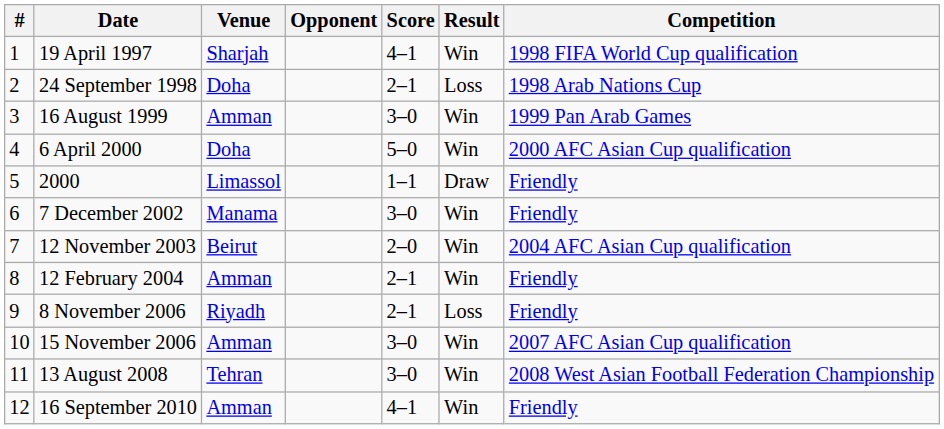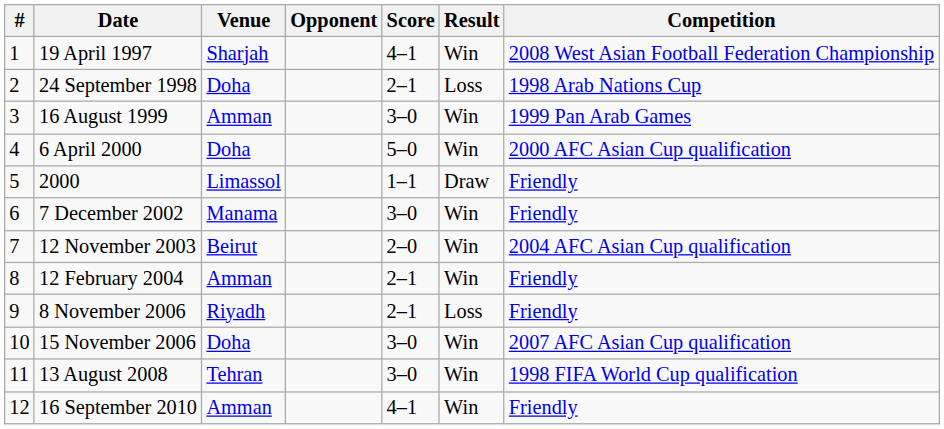(653, 52) 1998 FIFA World Cup qualification -> (721, 52) 2008 West Asian Football Federation Championship
(239, 342) Amman -> (228, 342) Doha
(721, 375) 2008 West Asian Football Federation Championship -> (653, 375) 1998 FIFA World Cup qualification
